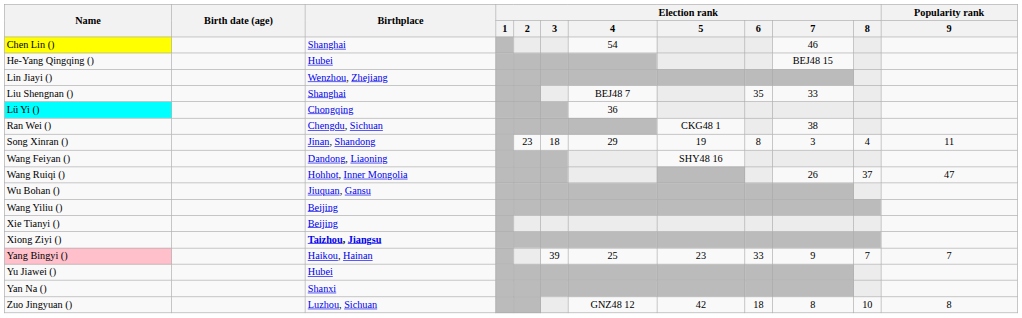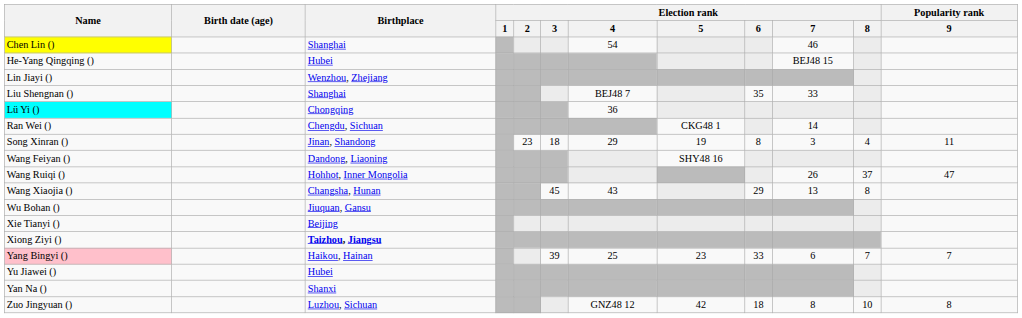(813, 126) 38 -> (813, 126) 14
+ row: (40, 191)
- row: (35, 207)
(813, 256) 9 -> (813, 256) 6
